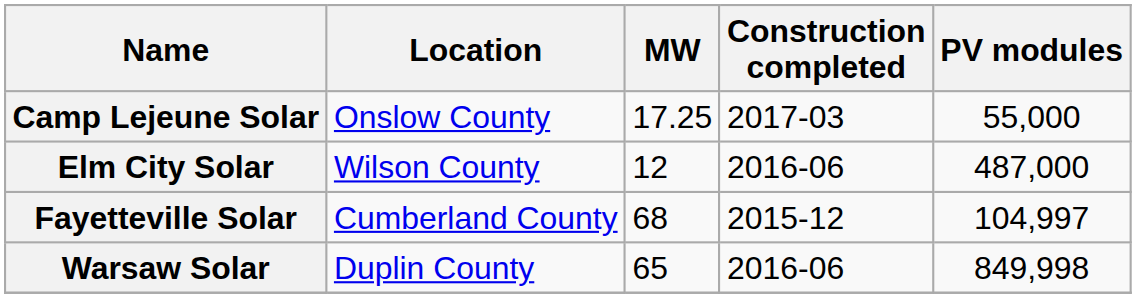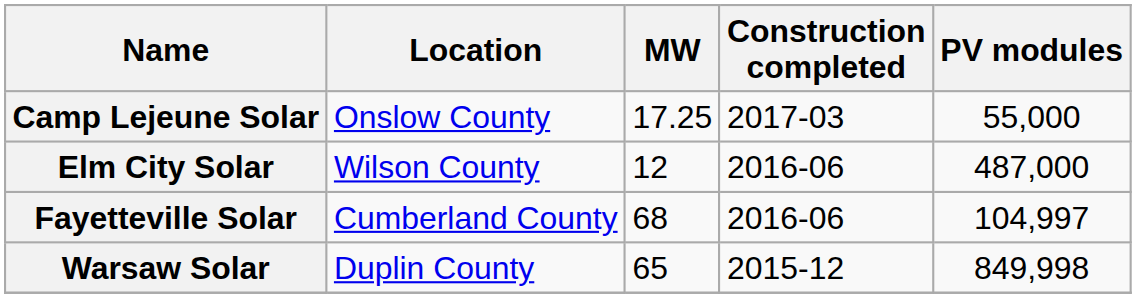(786, 218) 2015-12 -> (786, 218) 2016-06
(786, 268) 2016-06 -> (786, 268) 2015-12
